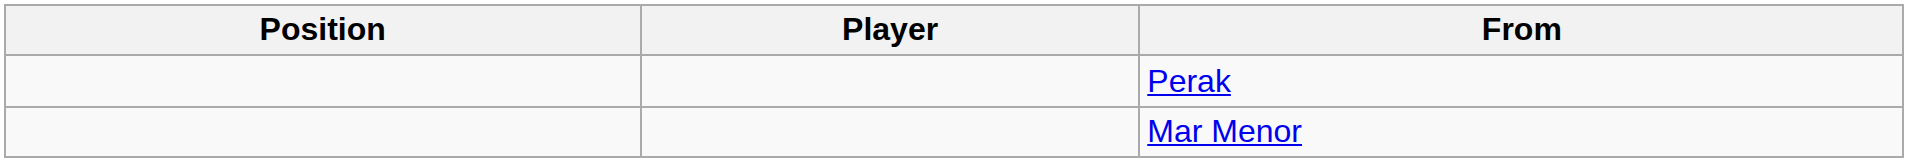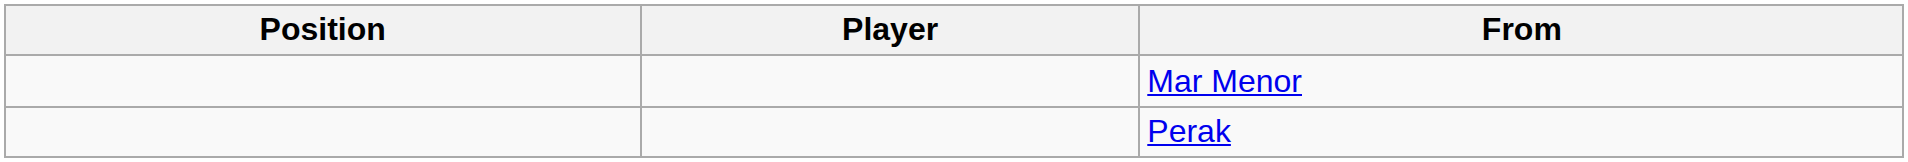rows swapped: (1189, 80) <-> (1225, 131)
